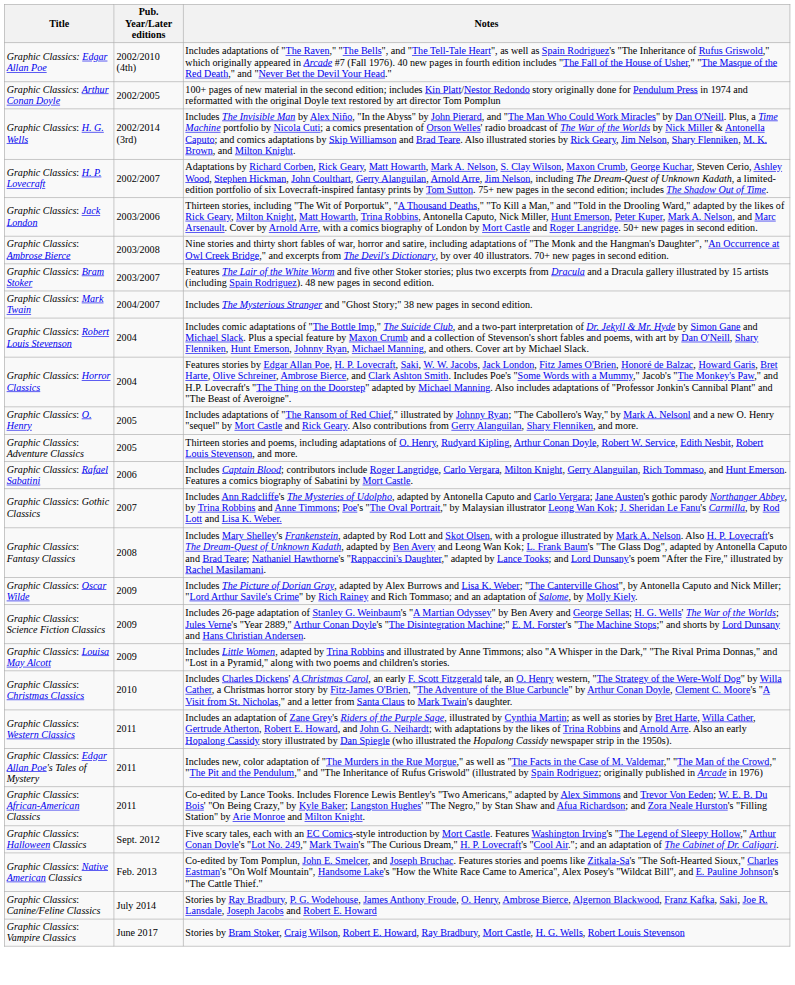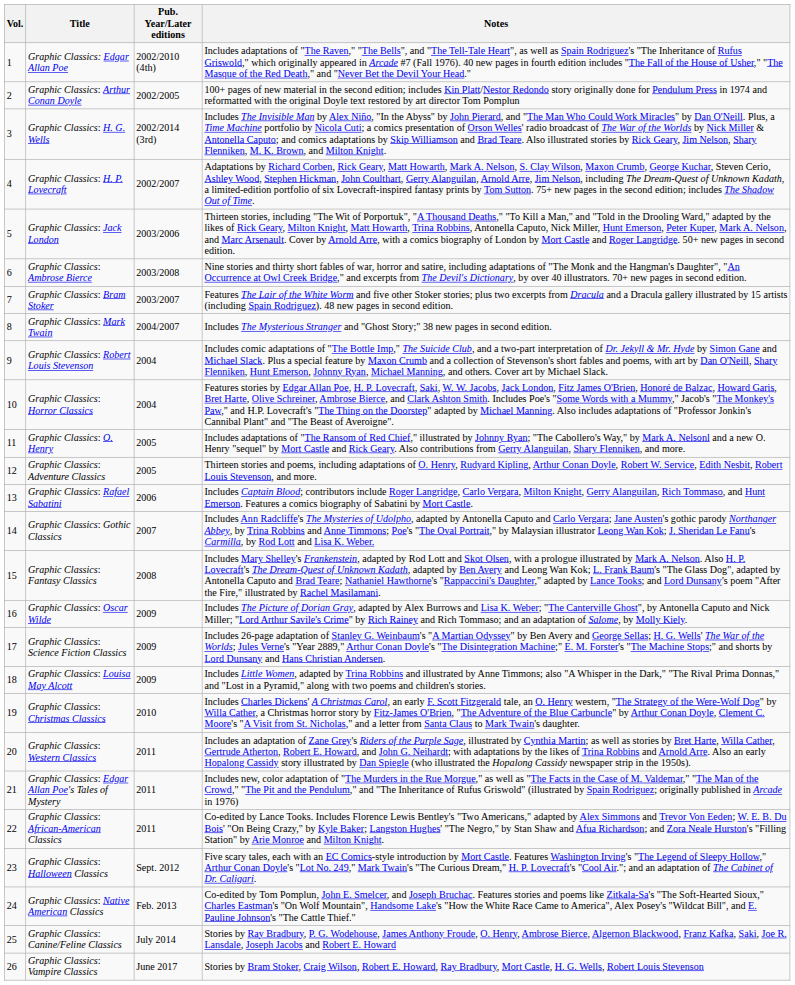+ column: (15, 23)
